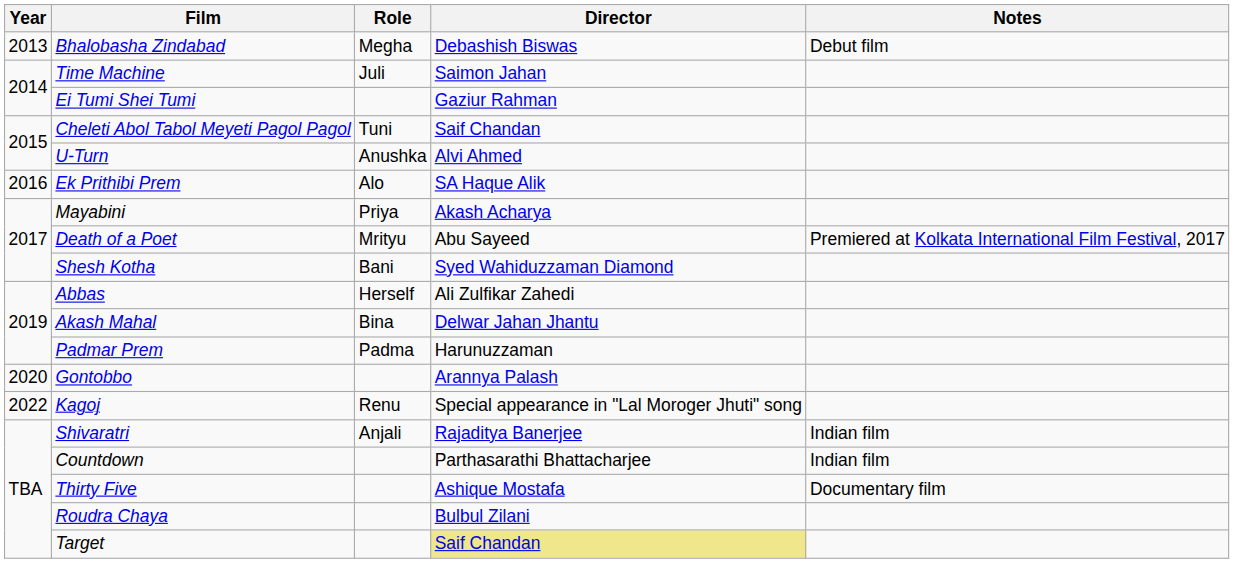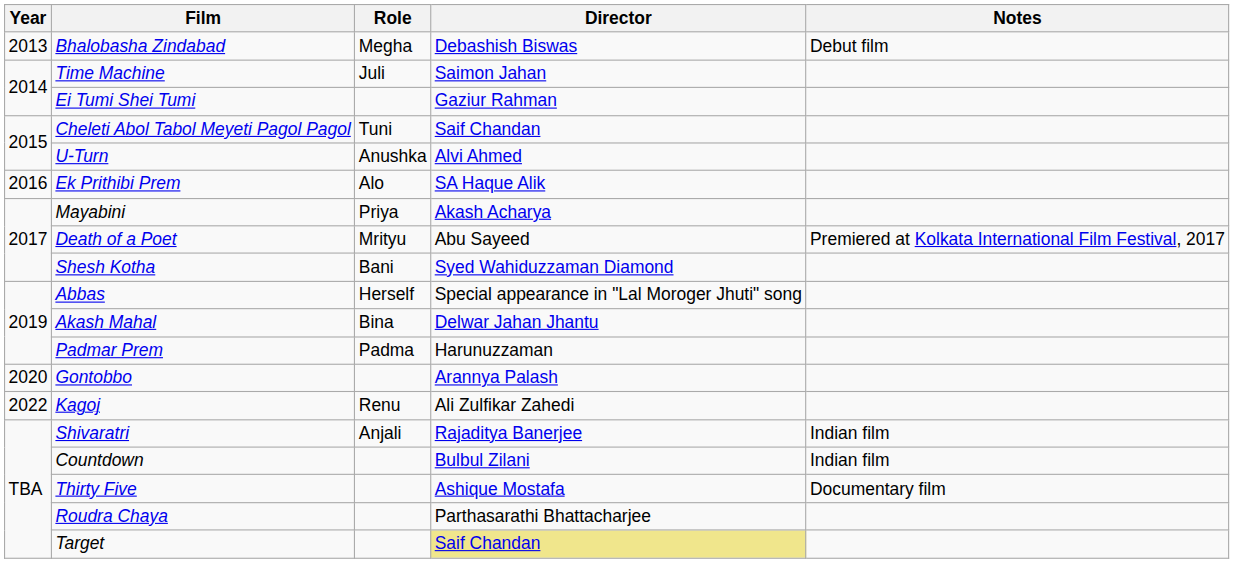(505, 294) Ali Zulfikar Zahedi -> (618, 294) Special appearance in "Lal Moroger Jhuti" song
(618, 405) Special appearance in "Lal Moroger Jhuti" song -> (505, 405) Ali Zulfikar Zahedi
(543, 460) Parthasarathi Bhattacharjee -> (482, 460) Bulbul Zilani
(482, 516) Bulbul Zilani -> (543, 516) Parthasarathi Bhattacharjee
